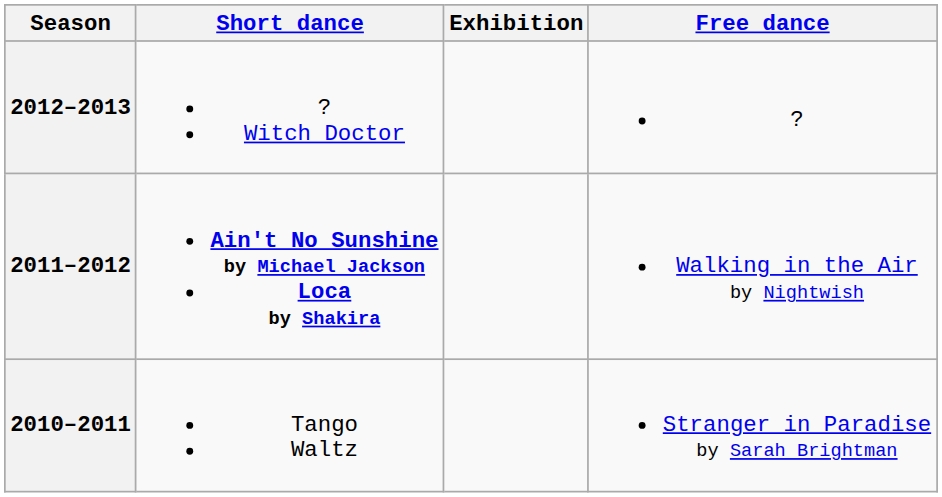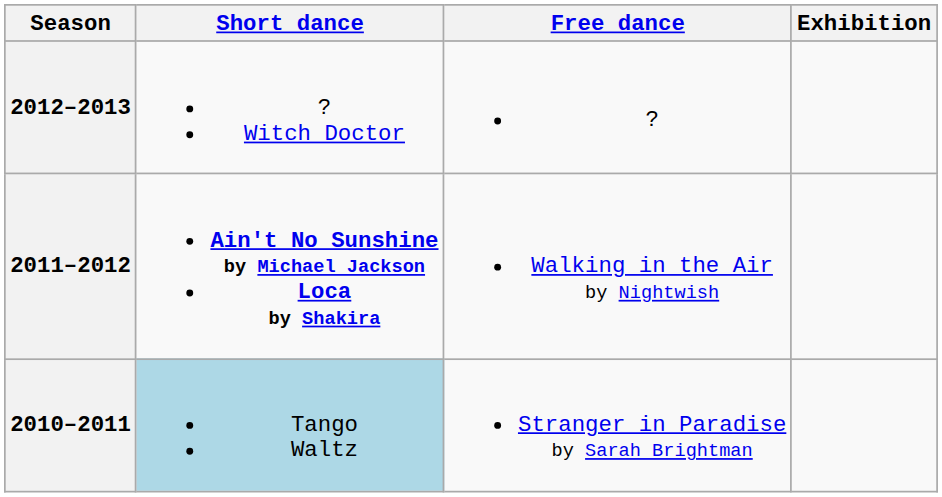columns swapped: (763, 23) <-> (516, 23)
(290, 438) no background -> (290, 438) lightblue background
